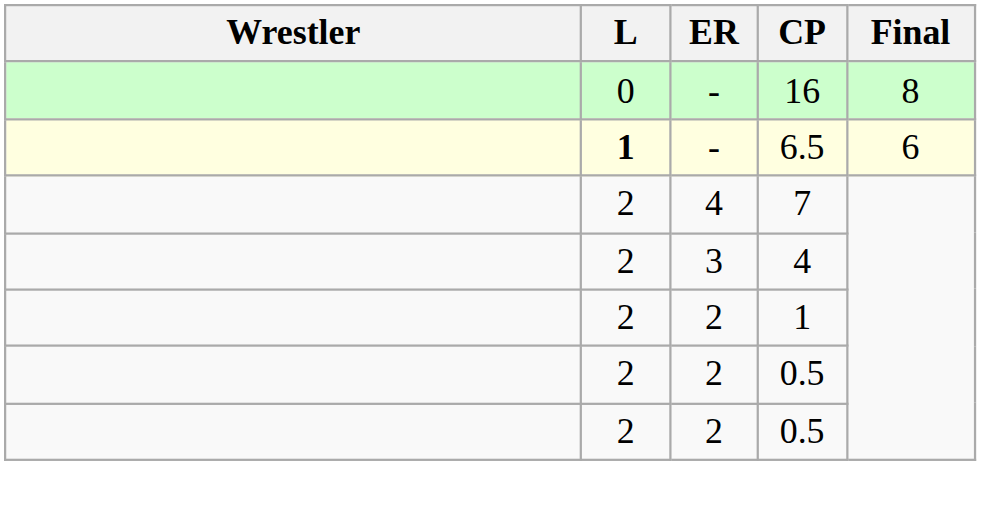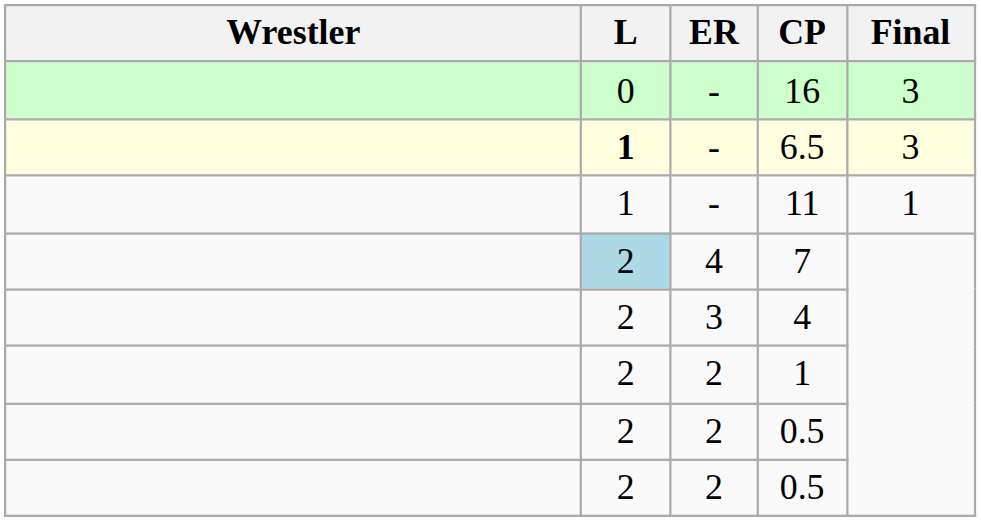(910, 89) 8 -> (910, 89) 3
(910, 146) 6 -> (910, 146) 3
+ row: (714, 203)
(626, 203) no background -> (626, 260) lightblue background
